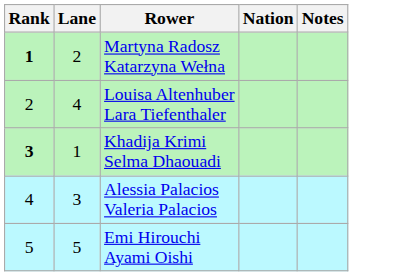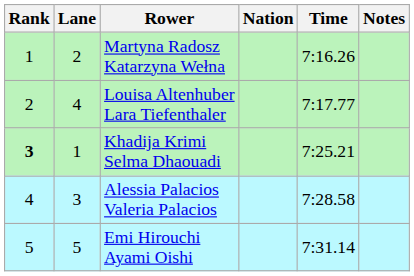+ column: (328, 18)
(29, 56) bold -> (29, 56) normal
